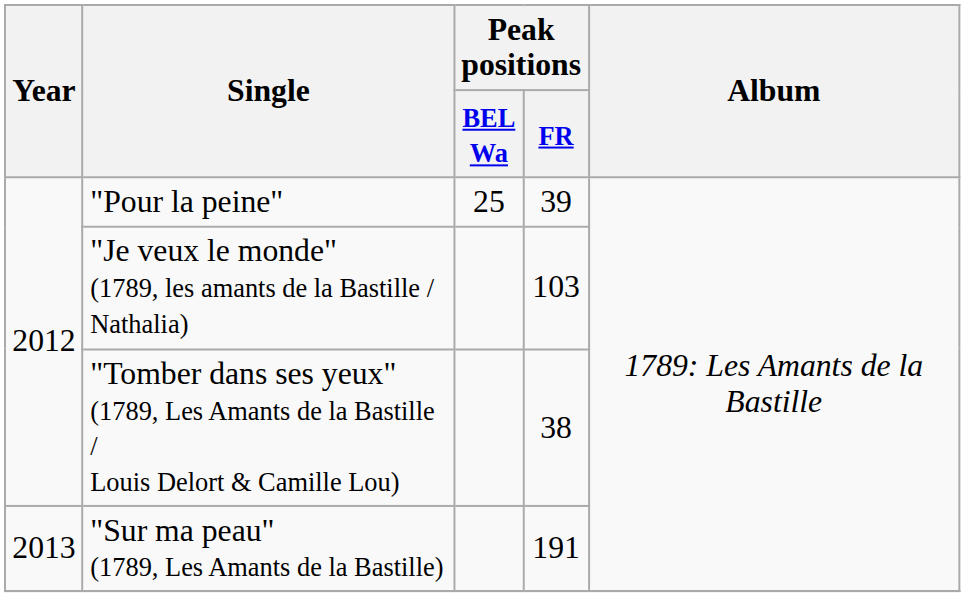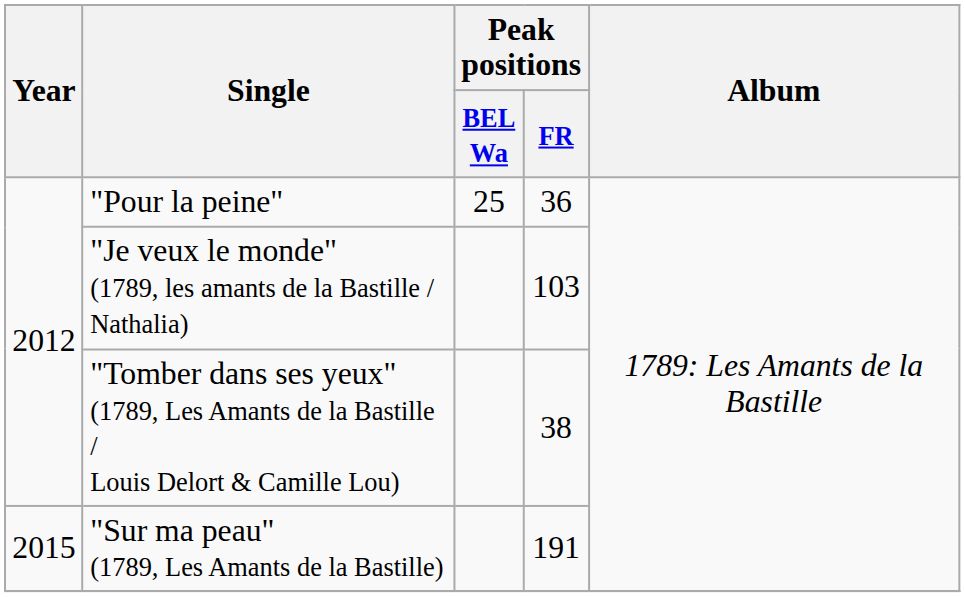(556, 201) 39 -> (556, 201) 36
(44, 548) 2013 -> (44, 548) 2015
